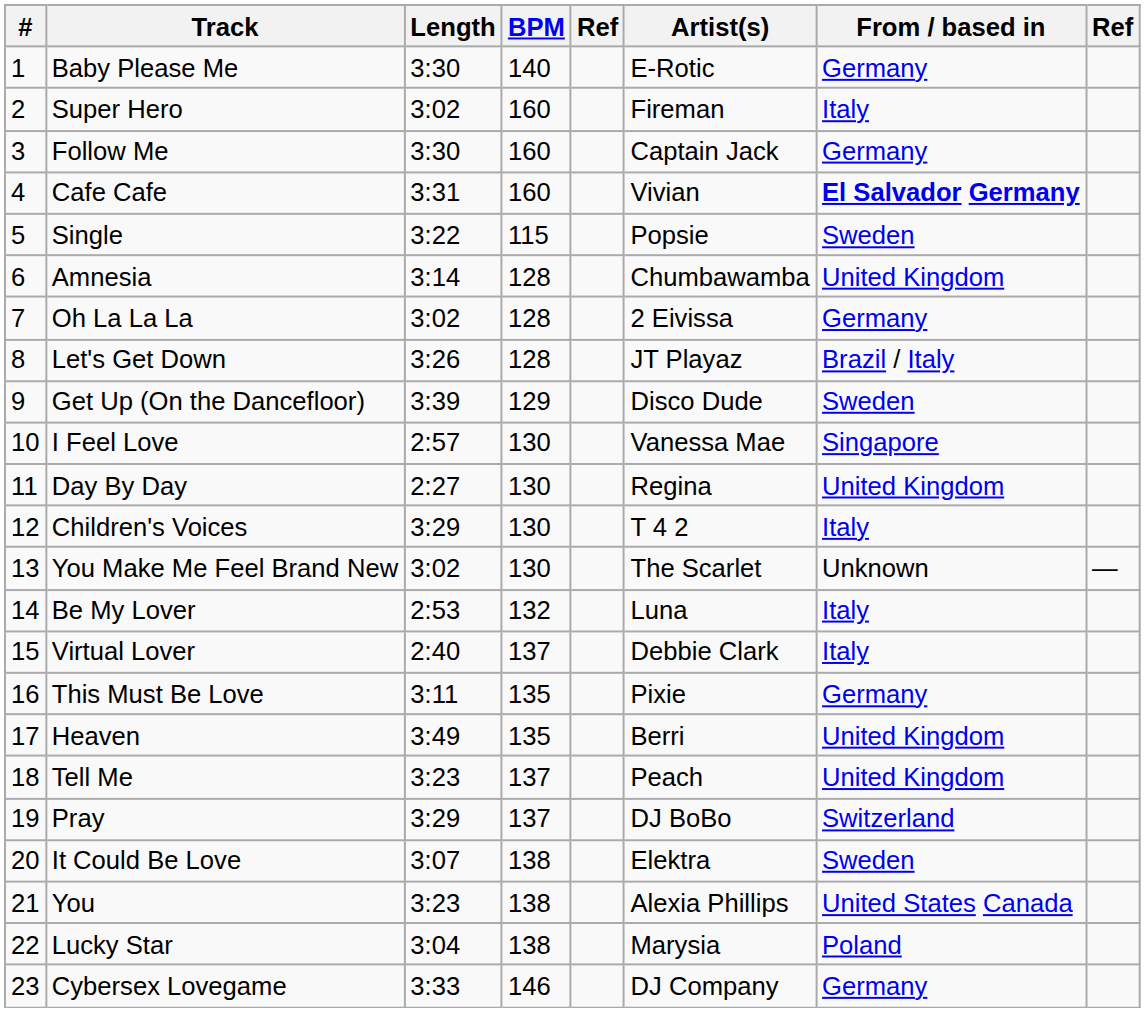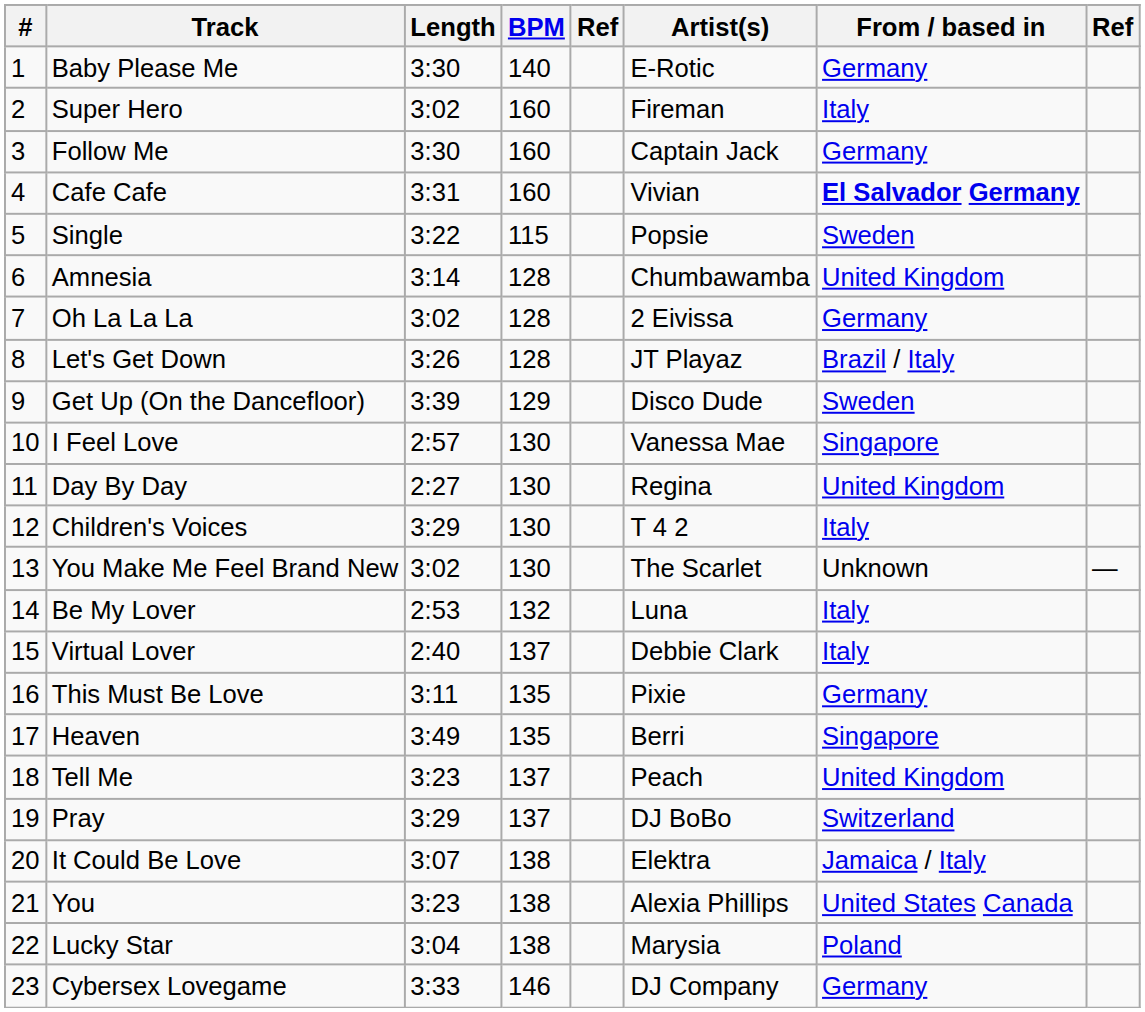(913, 735) United Kingdom -> (880, 735) Singapore
(868, 861) Sweden -> (904, 861) Jamaica / Italy
